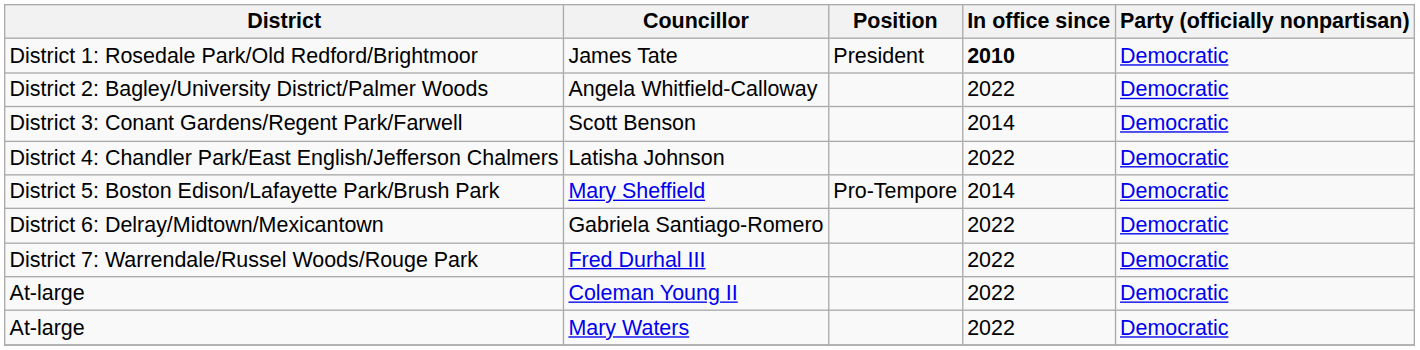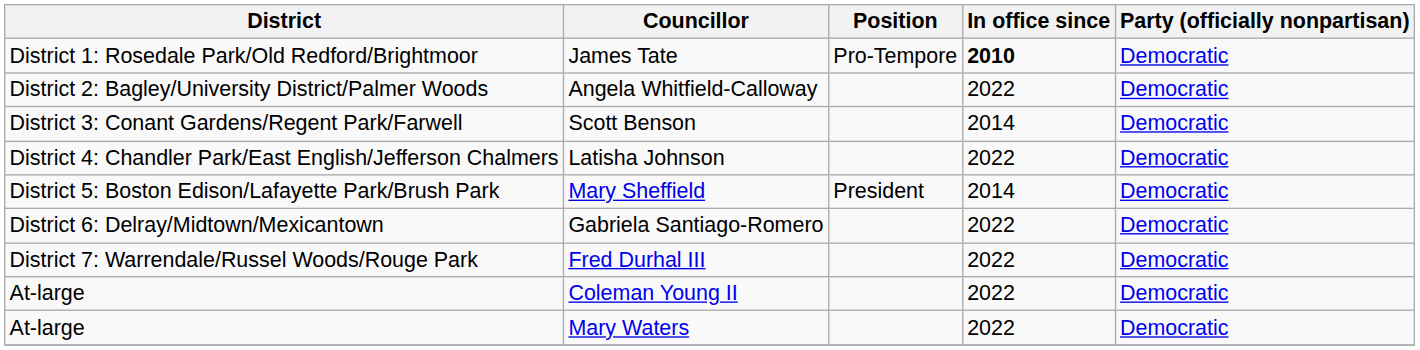(879, 55) President -> (895, 55) Pro-Tempore
(895, 191) Pro-Tempore -> (879, 191) President
